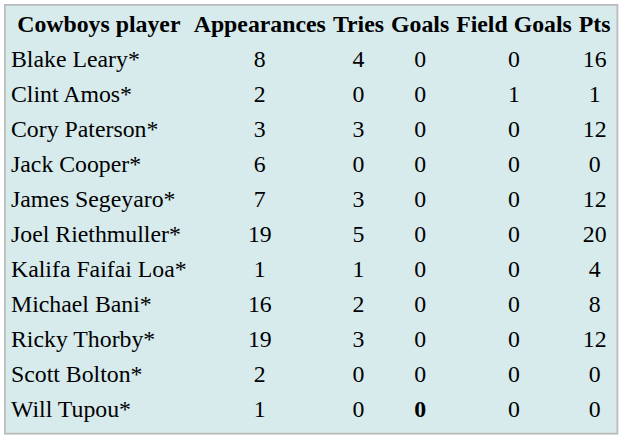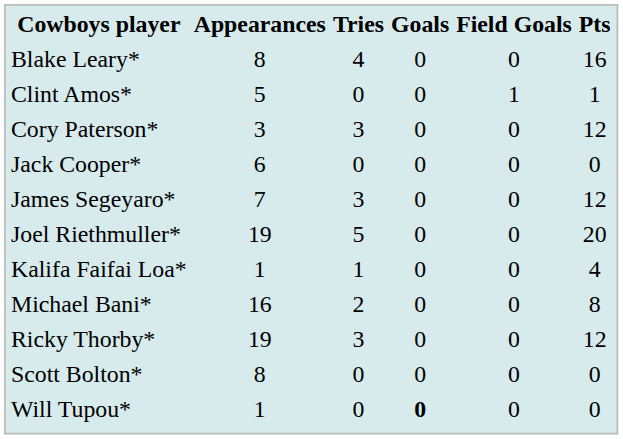(260, 94) 2 -> (260, 94) 5
(260, 374) 2 -> (260, 374) 8
